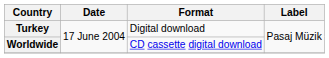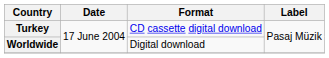(167, 28) Digital download -> (196, 28) CD cassette digital download
(196, 45) CD cassette digital download -> (167, 45) Digital download
